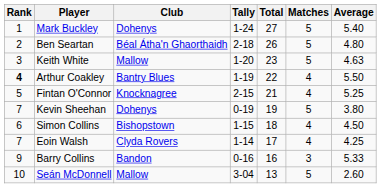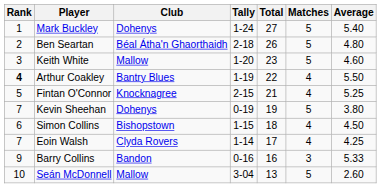(354, 61) 4.63 -> (354, 61) 4.60
